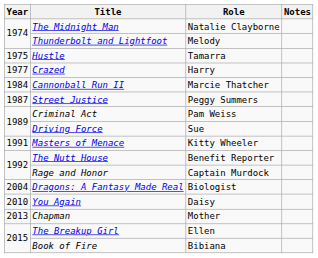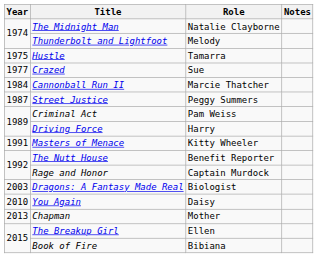(201, 70) Harry -> (196, 70) Sue
(196, 129) Sue -> (201, 129) Harry
(17, 187) 2004 -> (17, 187) 2003
